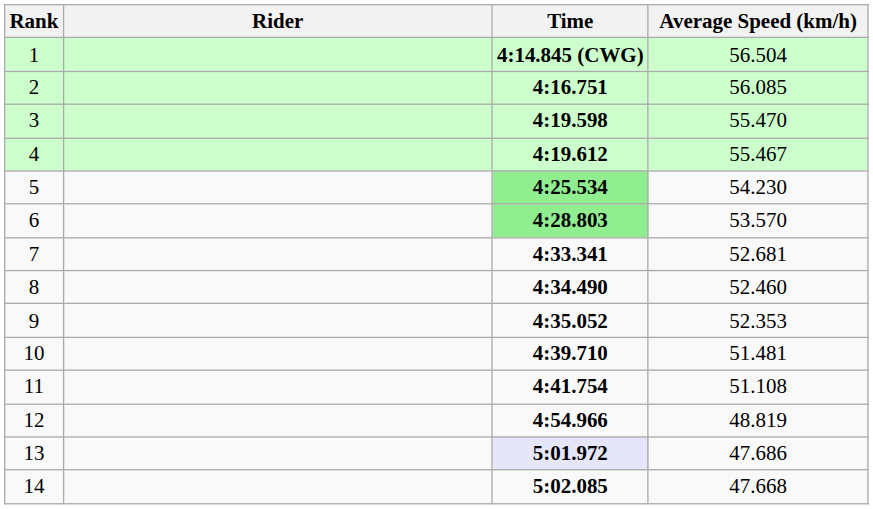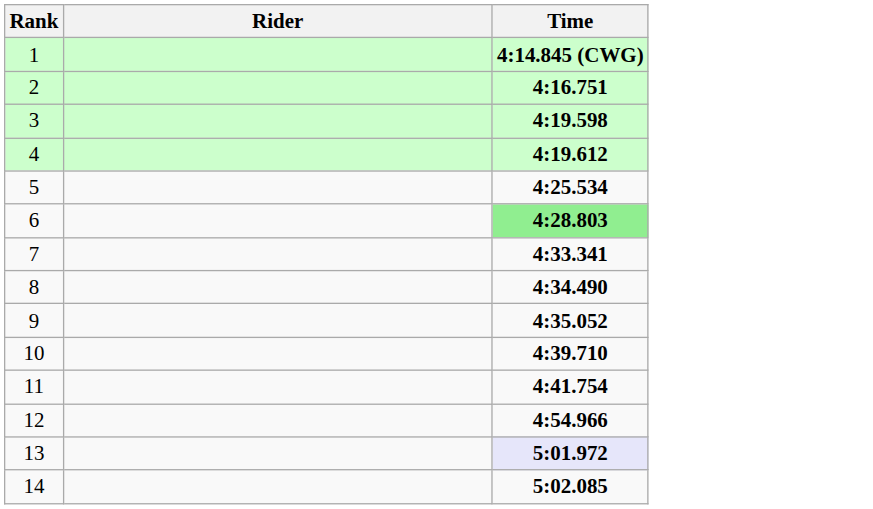- column: (758, 21)
(570, 187) lightgreen background -> (570, 187) no background
